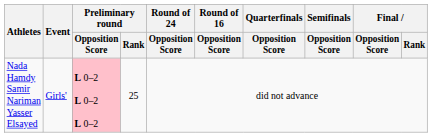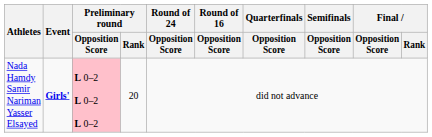(56, 95) normal -> (57, 95) bold
(134, 95) 25 -> (134, 95) 20
